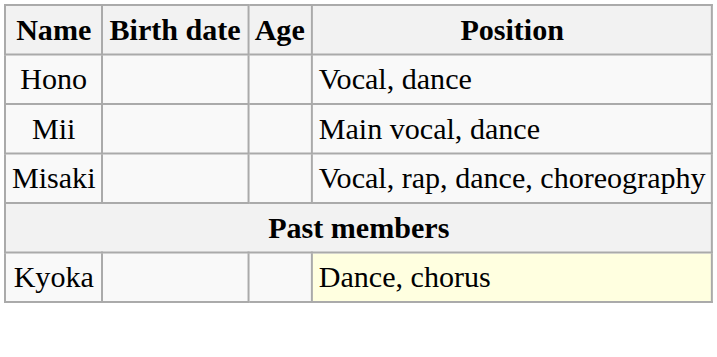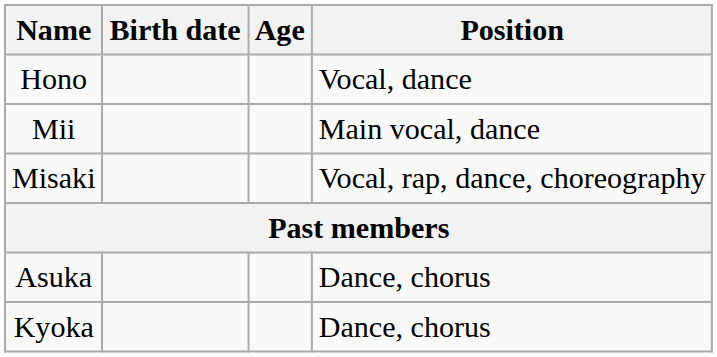+ row: (54, 277)
(405, 277) lightyellow background -> (405, 327) no background
